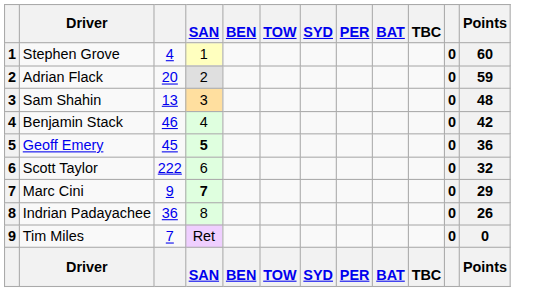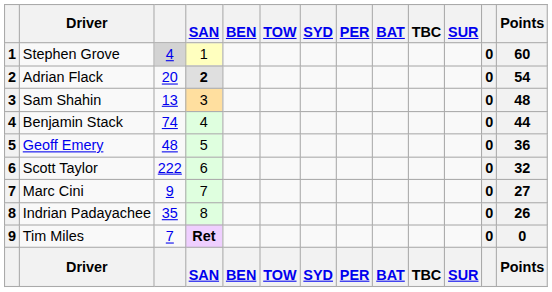+ column: (463, 31)
(170, 54) no background -> (170, 54) lightgrey background
(204, 77) normal -> (204, 77) bold
(485, 77) 59 -> (522, 77) 54
(170, 122) 46 -> (170, 122) 74
(485, 122) 42 -> (522, 122) 44
(170, 145) 45 -> (170, 145) 48
(204, 145) bold -> (204, 145) normal
(204, 190) bold -> (204, 190) normal
(485, 190) 29 -> (522, 190) 27
(170, 213) 36 -> (170, 213) 35
(204, 236) normal -> (204, 236) bold
